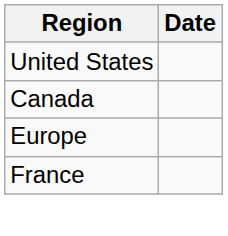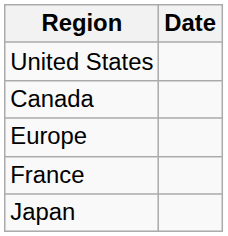+ row: (43, 212)
